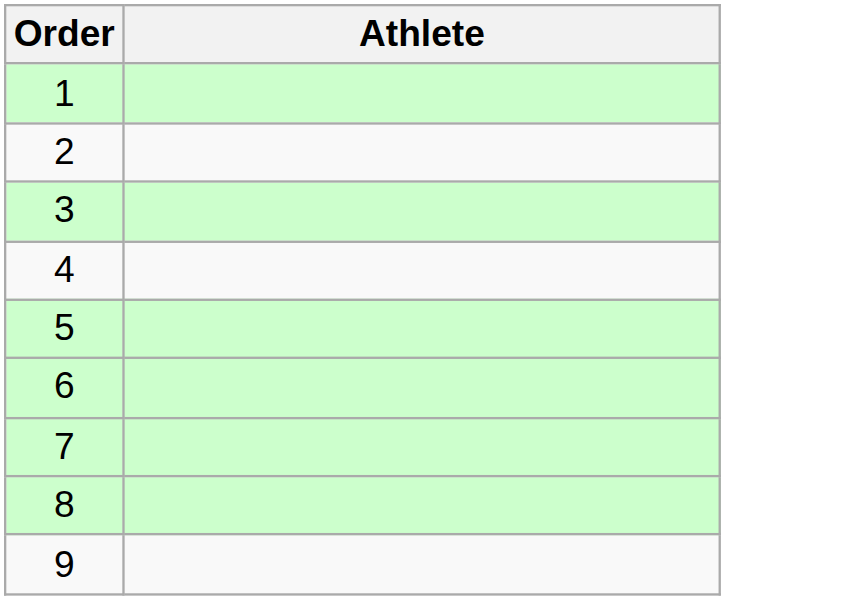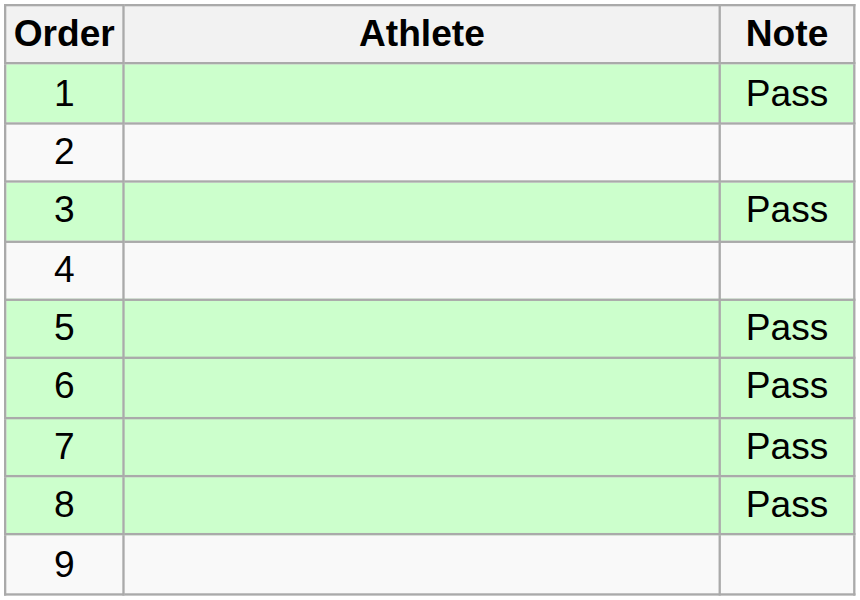+ column: (787, 33)
